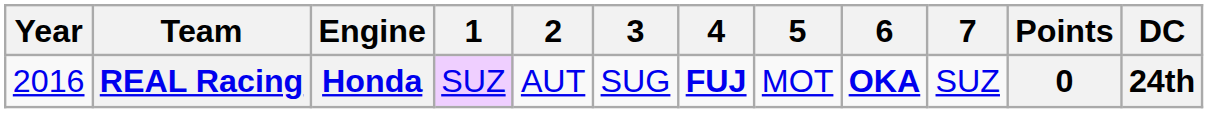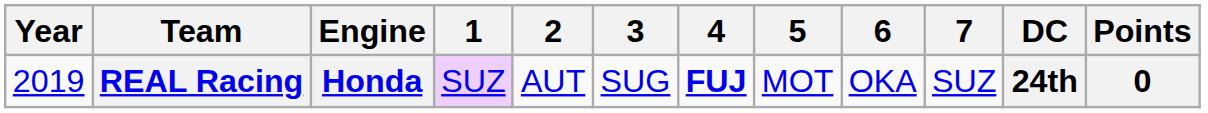columns swapped: (1162, 30) <-> (1064, 30)
(49, 81) 2016 -> (49, 81) 2019
(884, 81) bold -> (883, 81) normal
